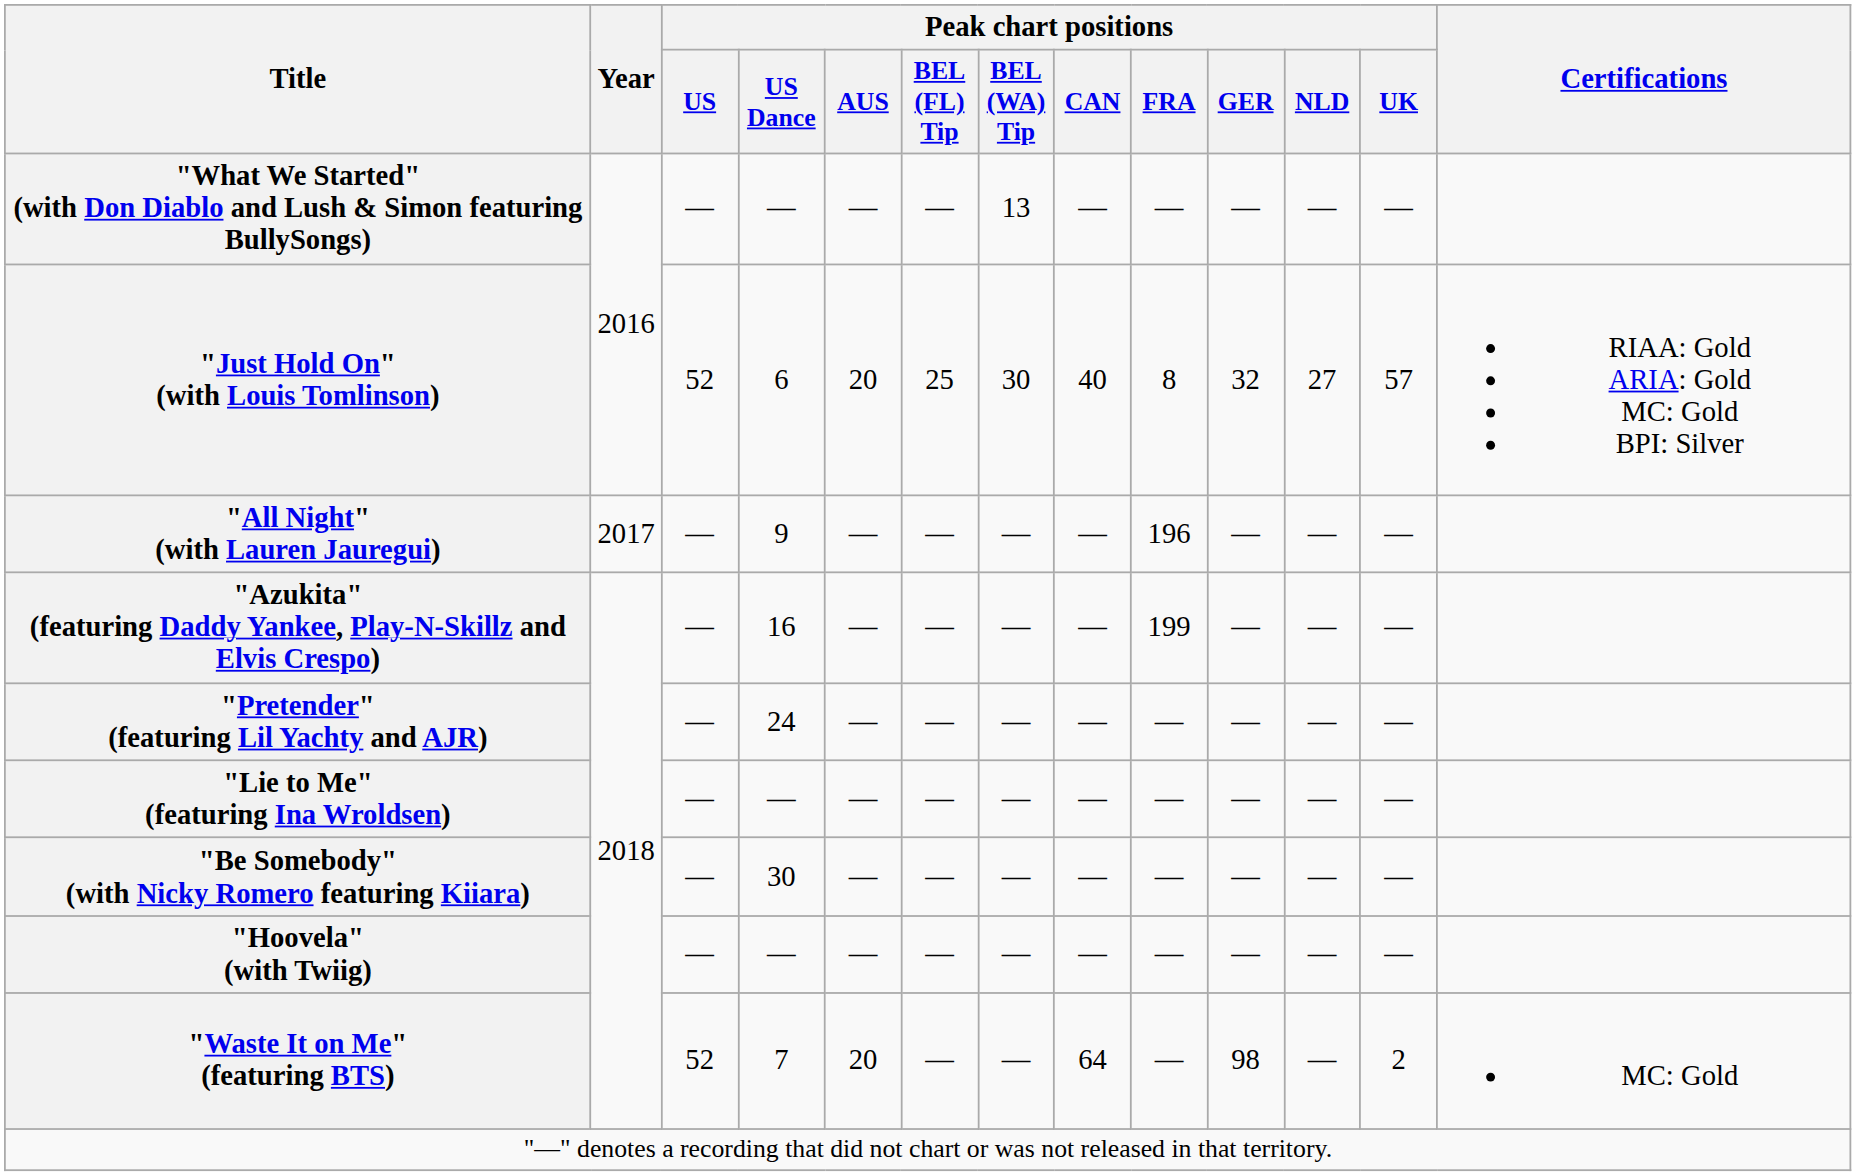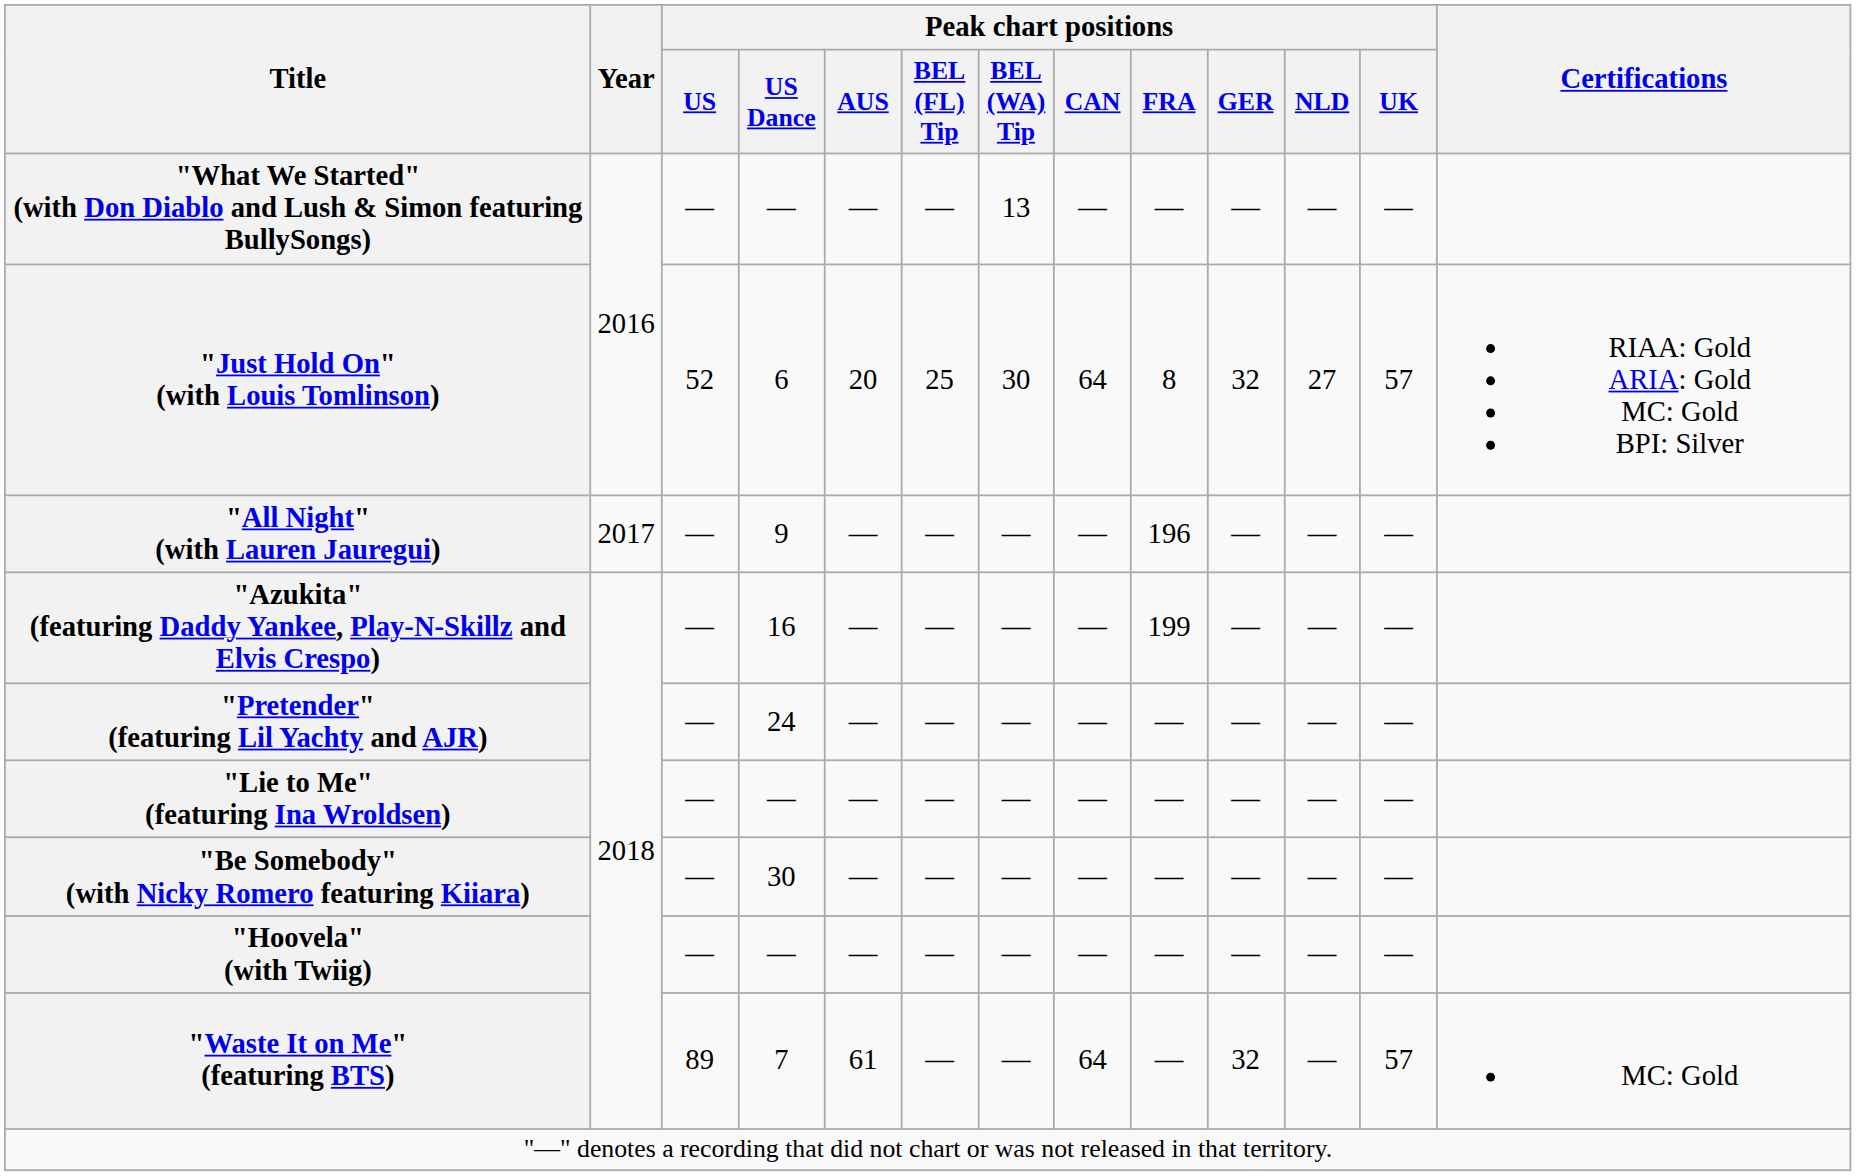(1093, 378) 40 -> (1093, 378) 64
(700, 1060) 52 -> (700, 1060) 89
(863, 1060) 20 -> (863, 1060) 61
(1246, 1060) 98 -> (1246, 1060) 32
(1399, 1060) 2 -> (1399, 1060) 57
